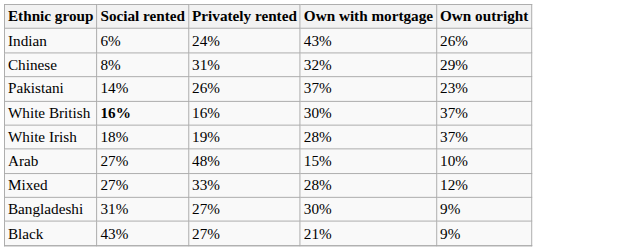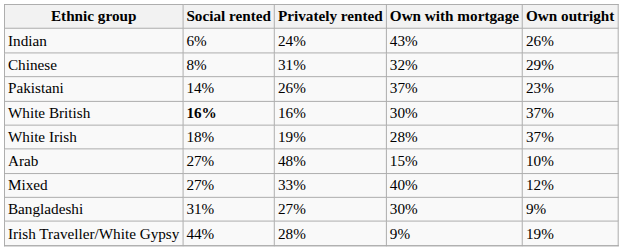(318, 185) 28% -> (404, 185) 40%
- row: (26, 233)
+ row: (94, 233)
